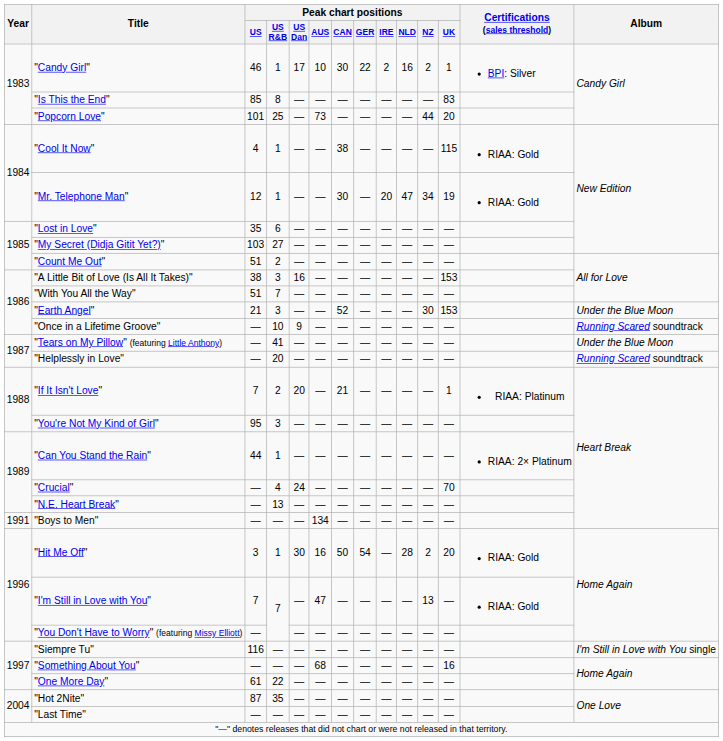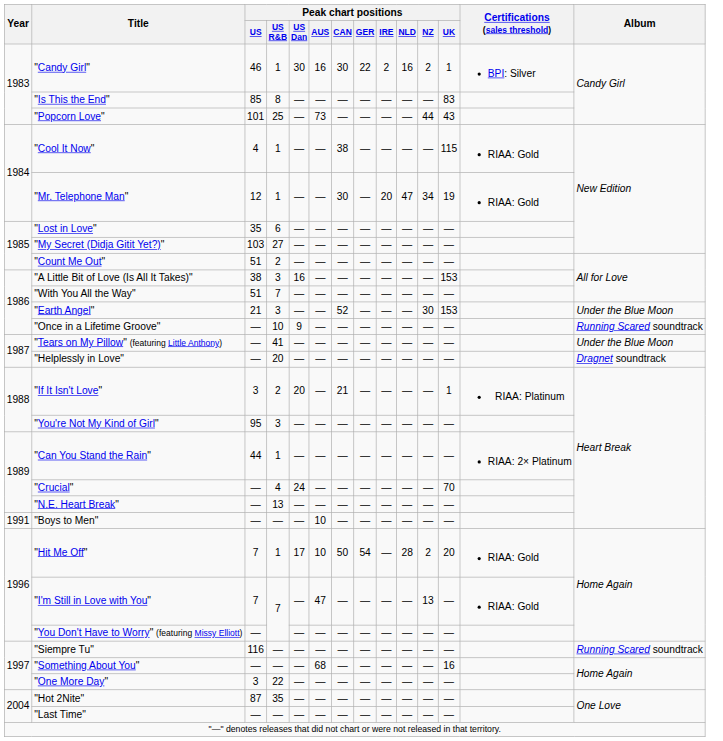(299, 68) 17 -> (299, 68) 30
(320, 68) 10 -> (320, 68) 16
(449, 116) 20 -> (449, 116) 43
(640, 359) Running Scared soundtrack -> (621, 359) Dragnet soundtrack
(256, 391) 7 -> (256, 391) 3
(320, 520) 134 -> (320, 520) 10
(256, 552) 3 -> (256, 552) 7
(299, 552) 30 -> (299, 552) 17
(320, 552) 16 -> (320, 552) 10
(646, 649) I'm Still in Love with You single -> (640, 649) Running Scared soundtrack
(256, 682) 61 -> (256, 682) 3
